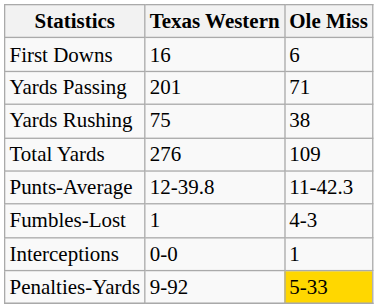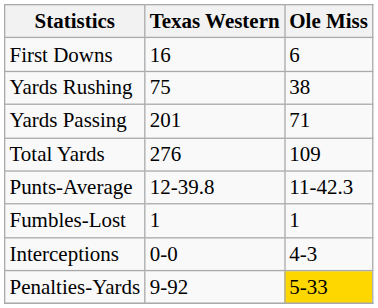rows swapped: (71, 120) <-> (68, 87)
(303, 220) 4-3 -> (295, 220) 1
(295, 253) 1 -> (303, 253) 4-3
